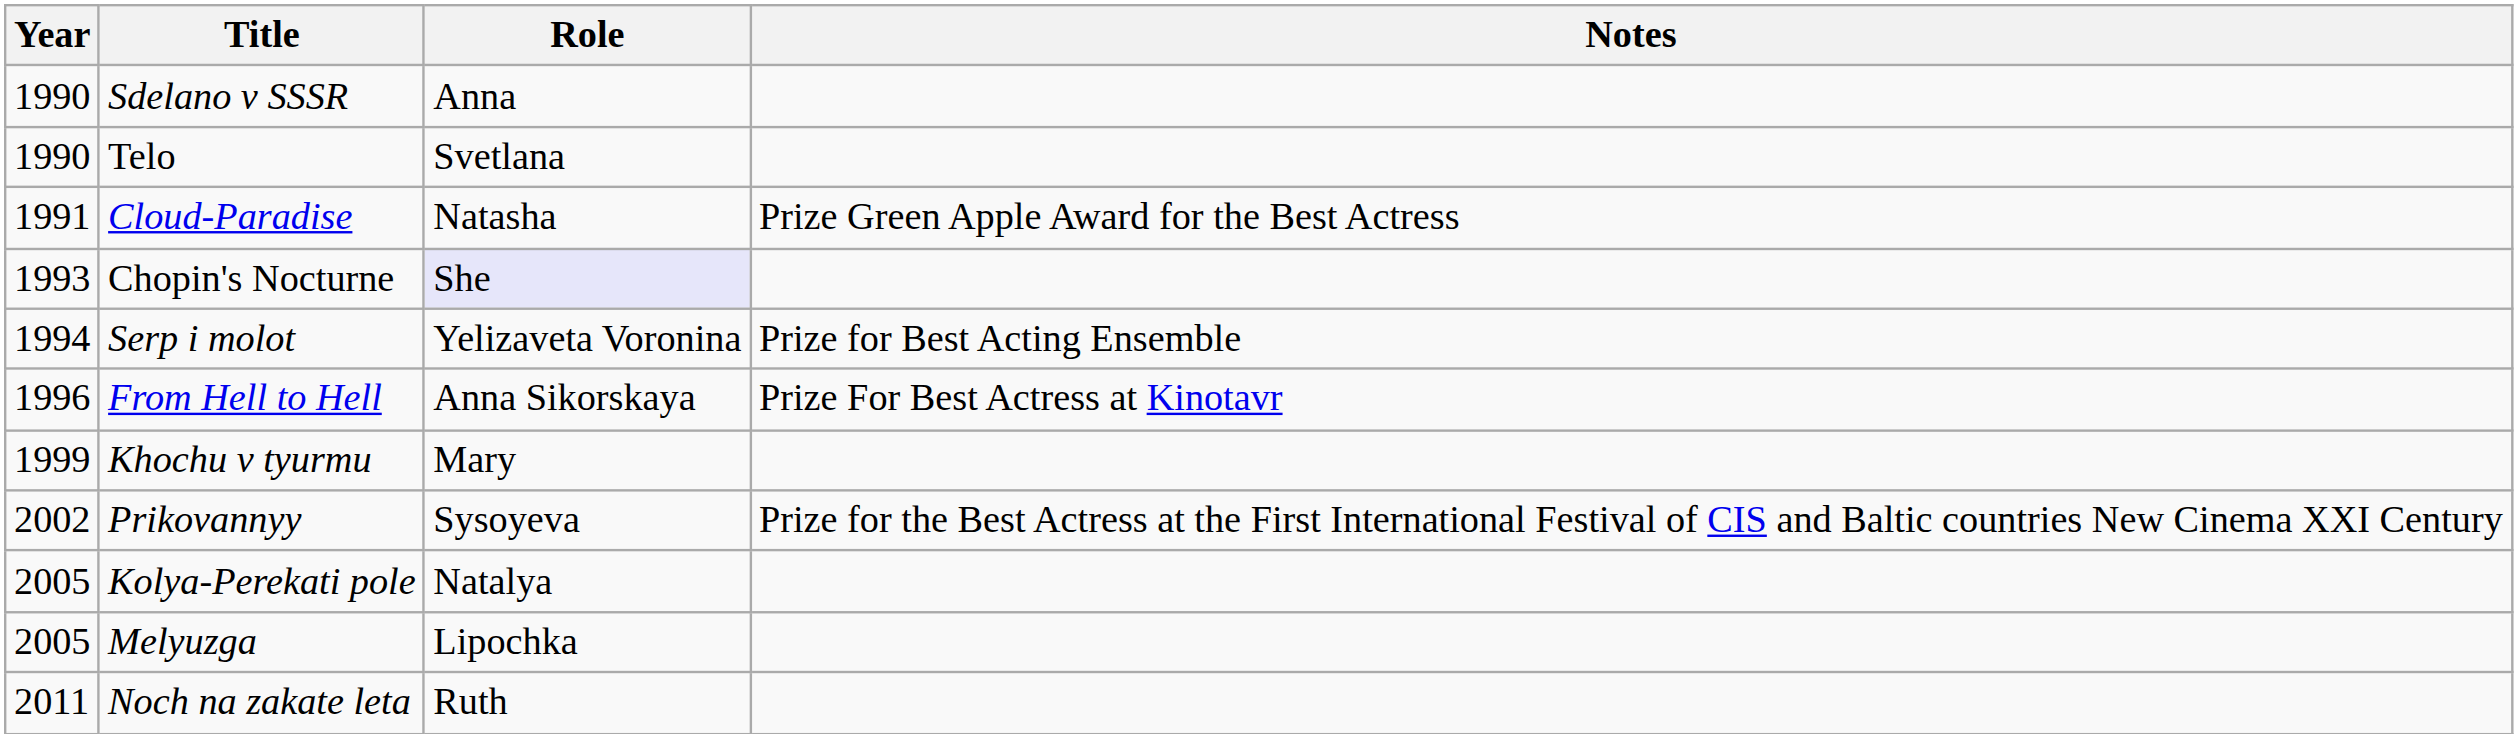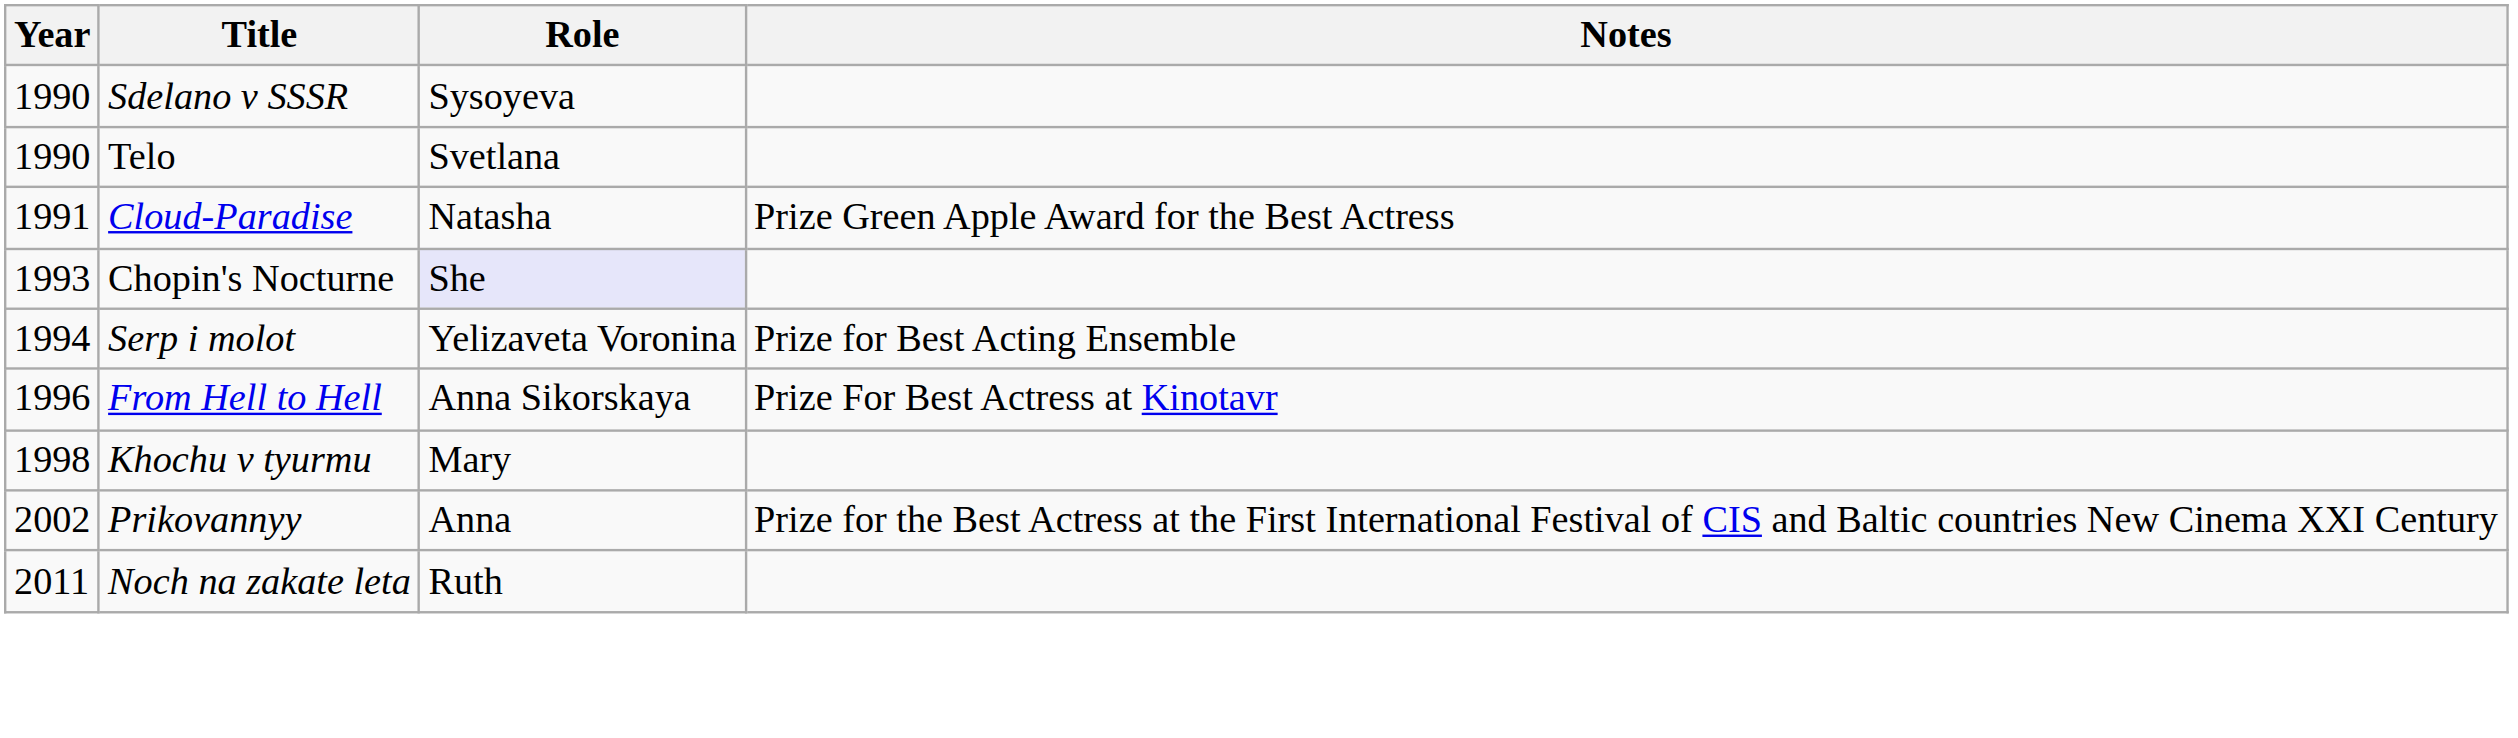(475, 95) Anna -> (502, 95) Sysoyeva
(52, 459) 1999 -> (52, 459) 1998
(507, 519) Sysoyeva -> (470, 519) Anna
- row: (262, 580)
- row: (182, 641)
